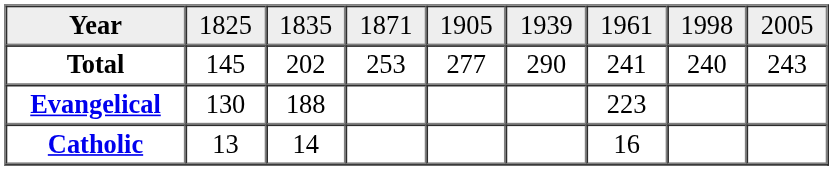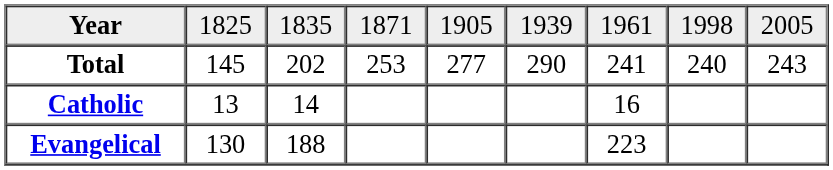rows swapped: (95, 143) <-> (96, 104)
